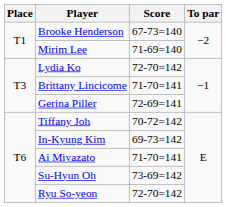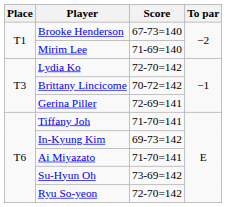(157, 85) 71-70=141 -> (157, 85) 70-72=142
(157, 121) 70-72=142 -> (157, 121) 71-70=141
